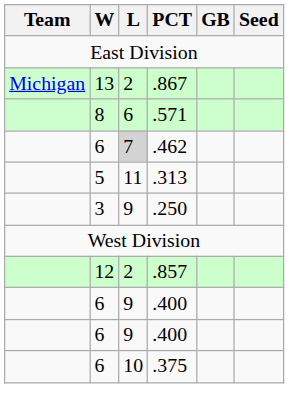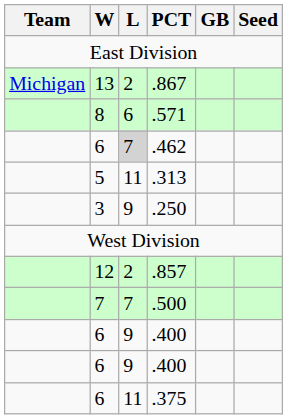+ row: (99, 303)
(133, 366) 10 -> (133, 397) 11
